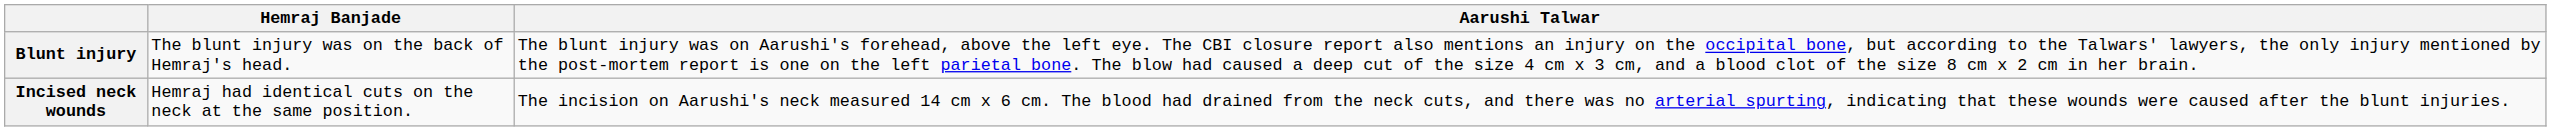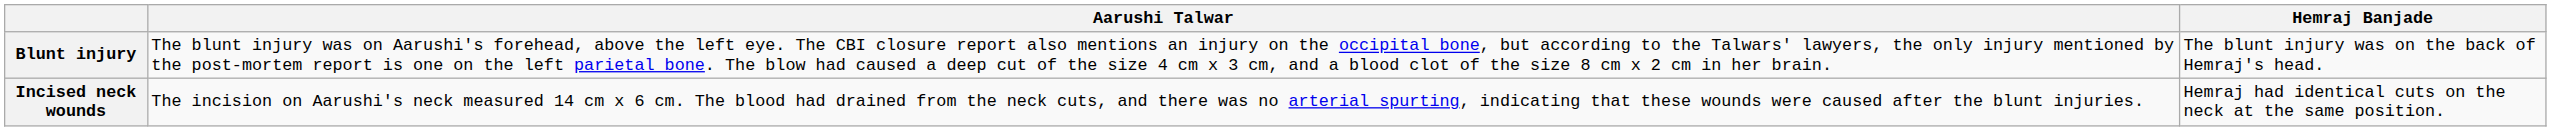columns swapped: (1530, 18) <-> (331, 18)
